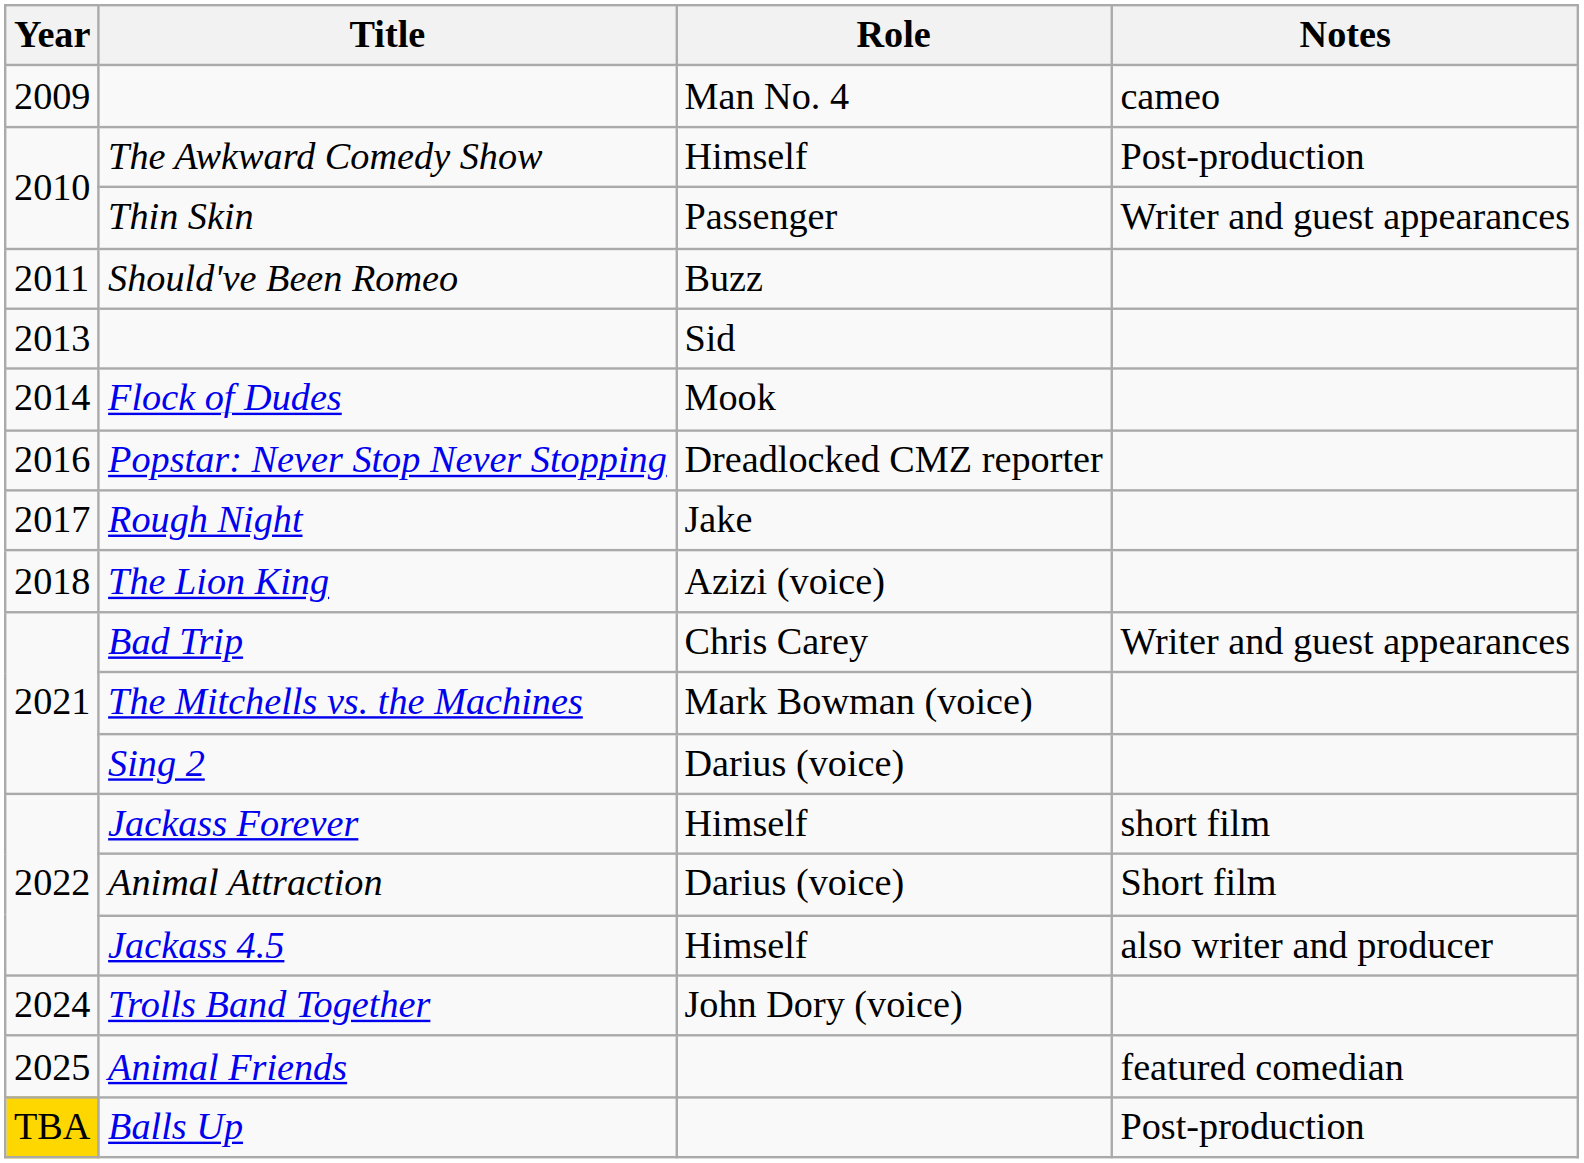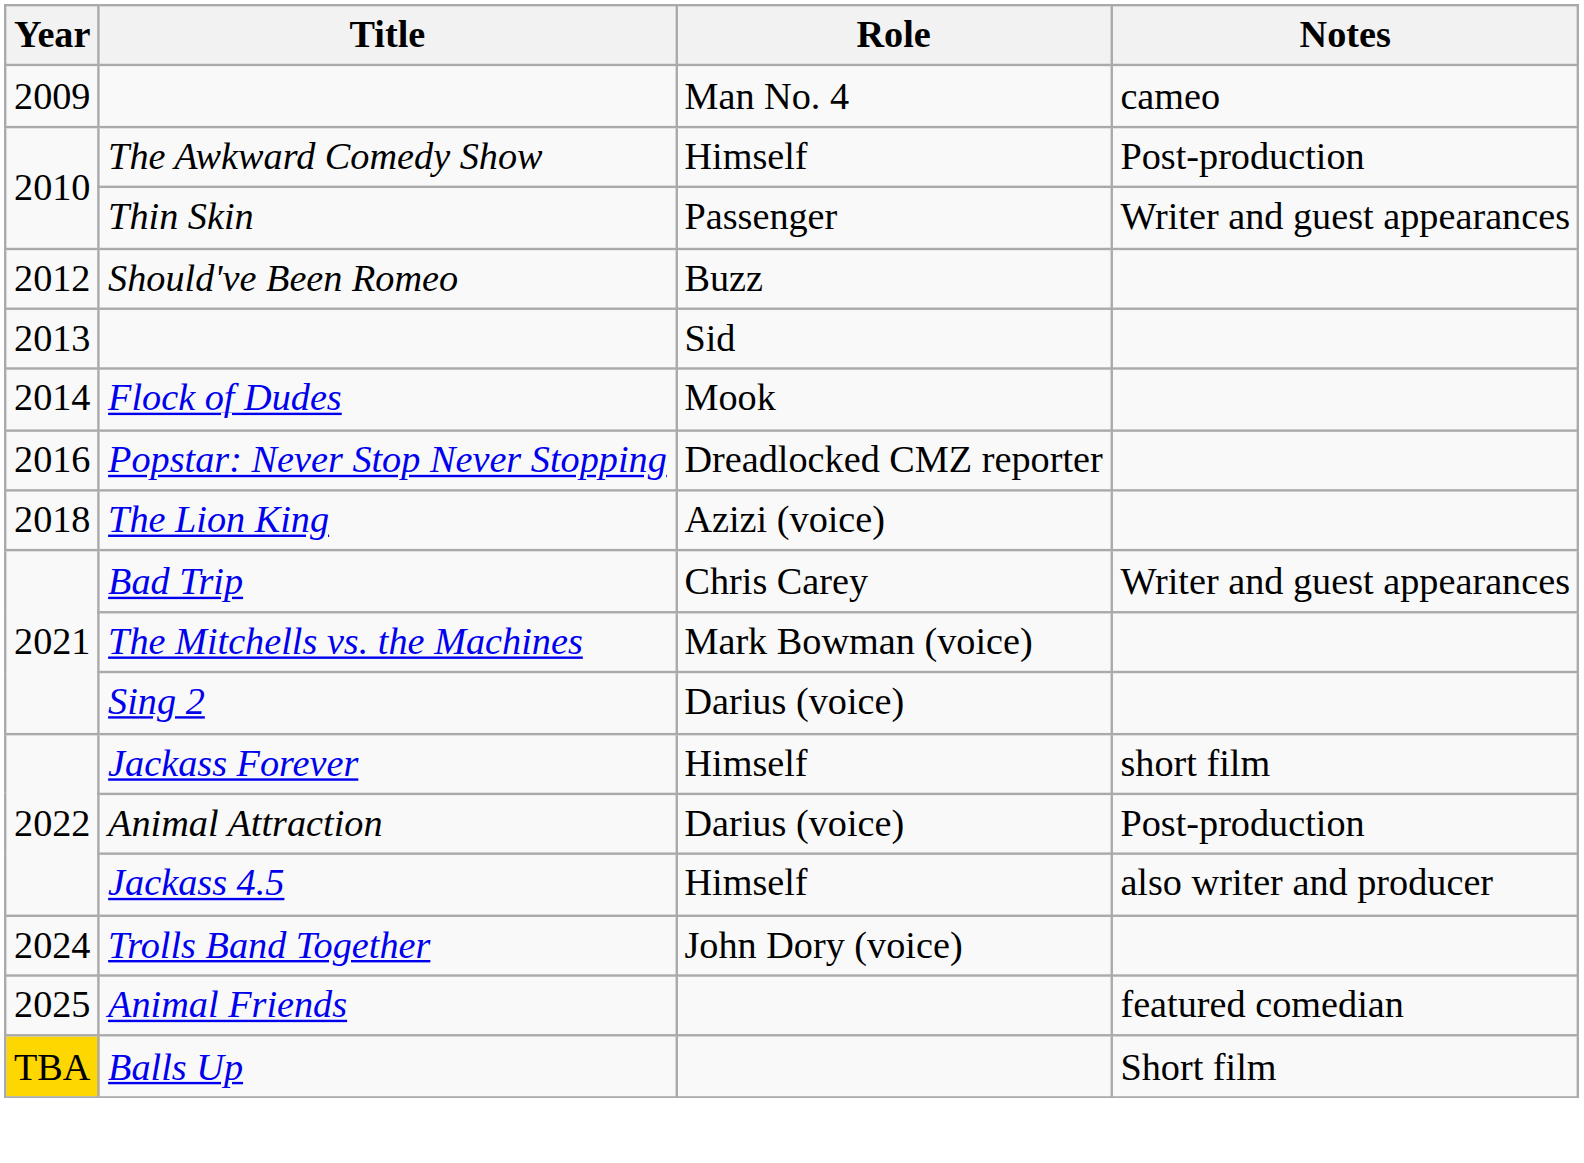(52, 277) 2011 -> (52, 277) 2012
- row: (205, 519)
(1198, 883) Short film -> (1243, 823) Post-production
(1243, 1126) Post-production -> (1198, 1065) Short film
